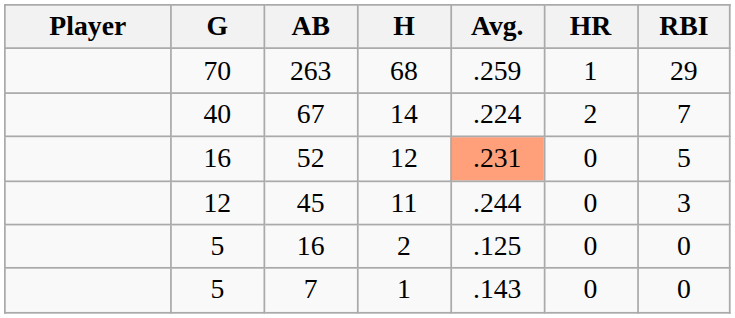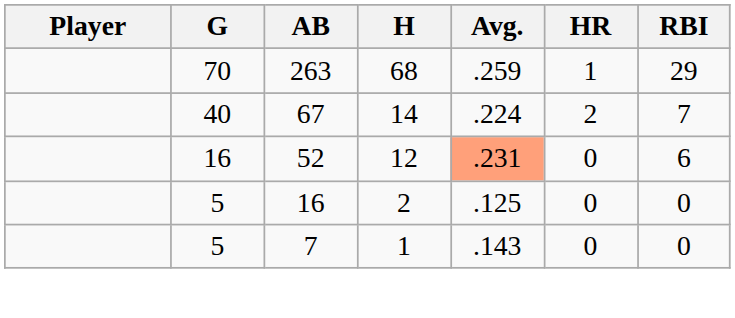(684, 158) 5 -> (684, 158) 6
- row: (311, 202)
